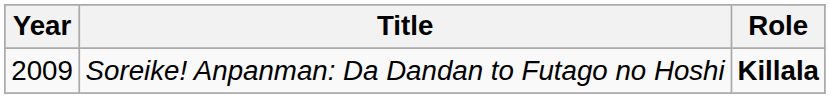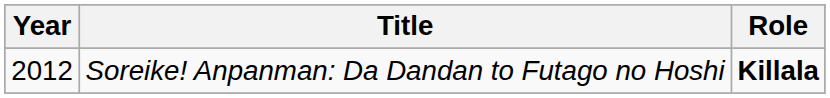(42, 70) 2009 -> (42, 70) 2012
